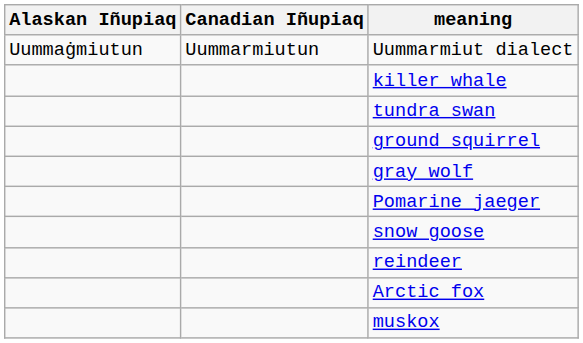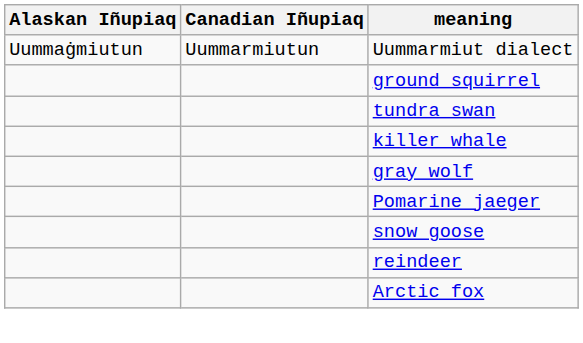rows swapped: (456, 141) <-> (440, 80)
- row: (406, 323)
